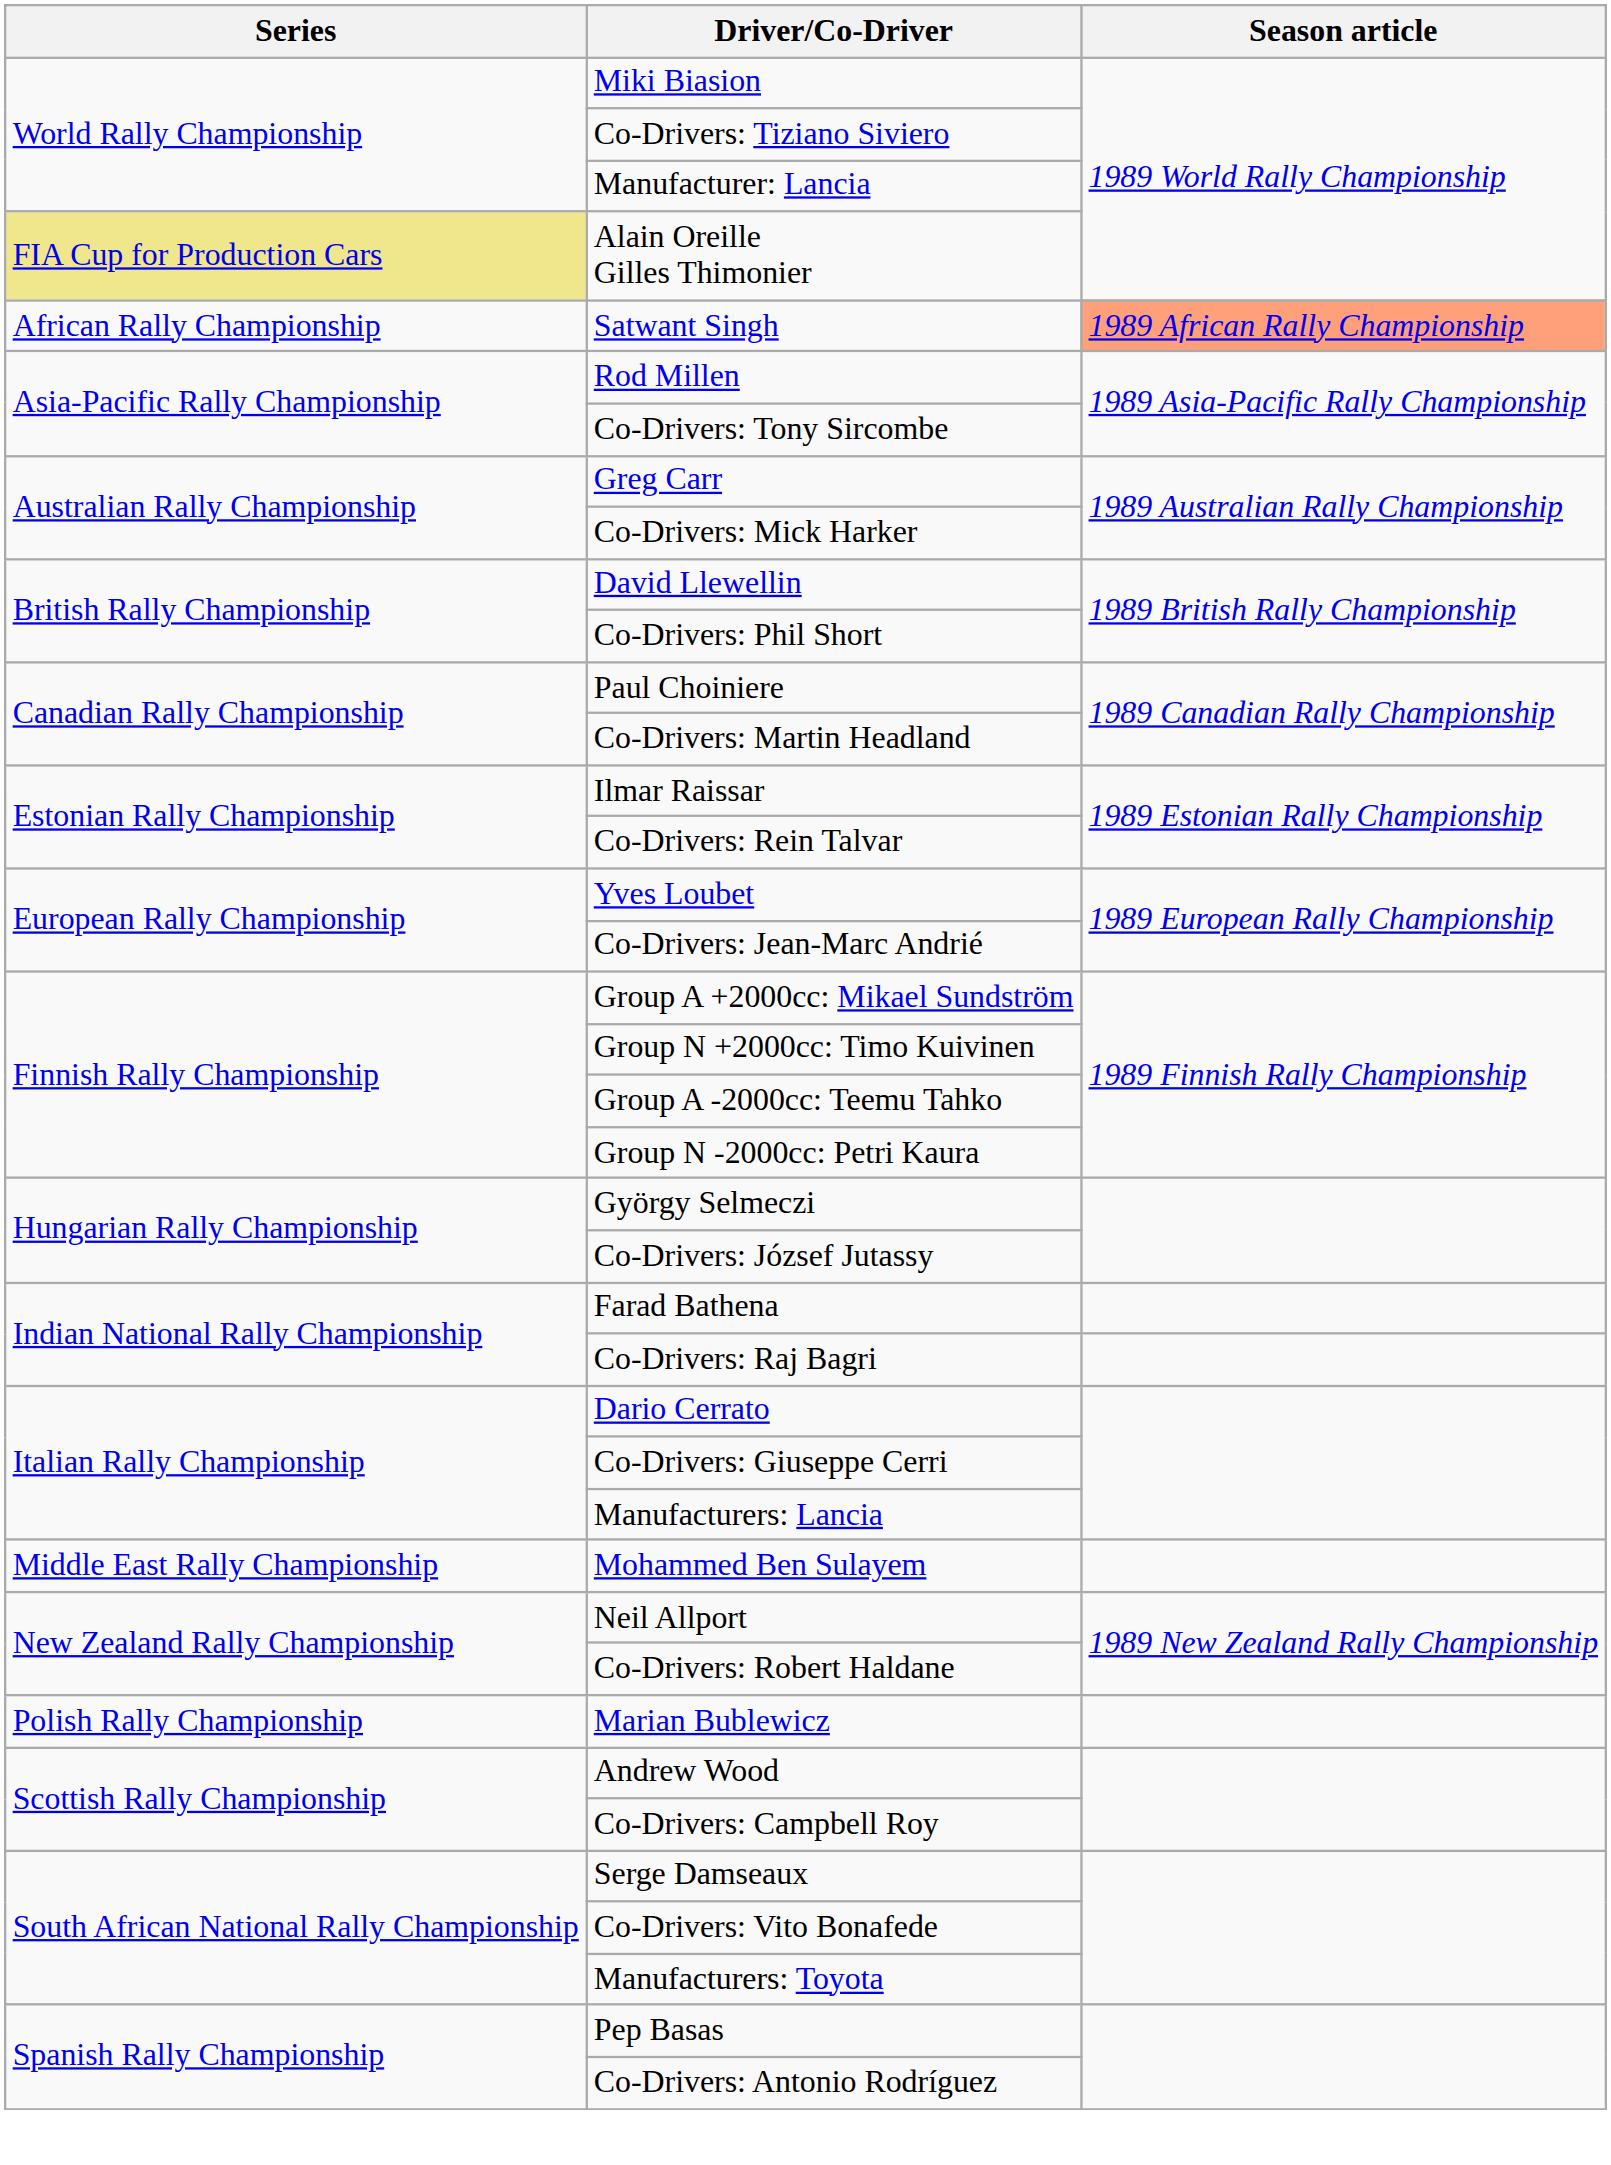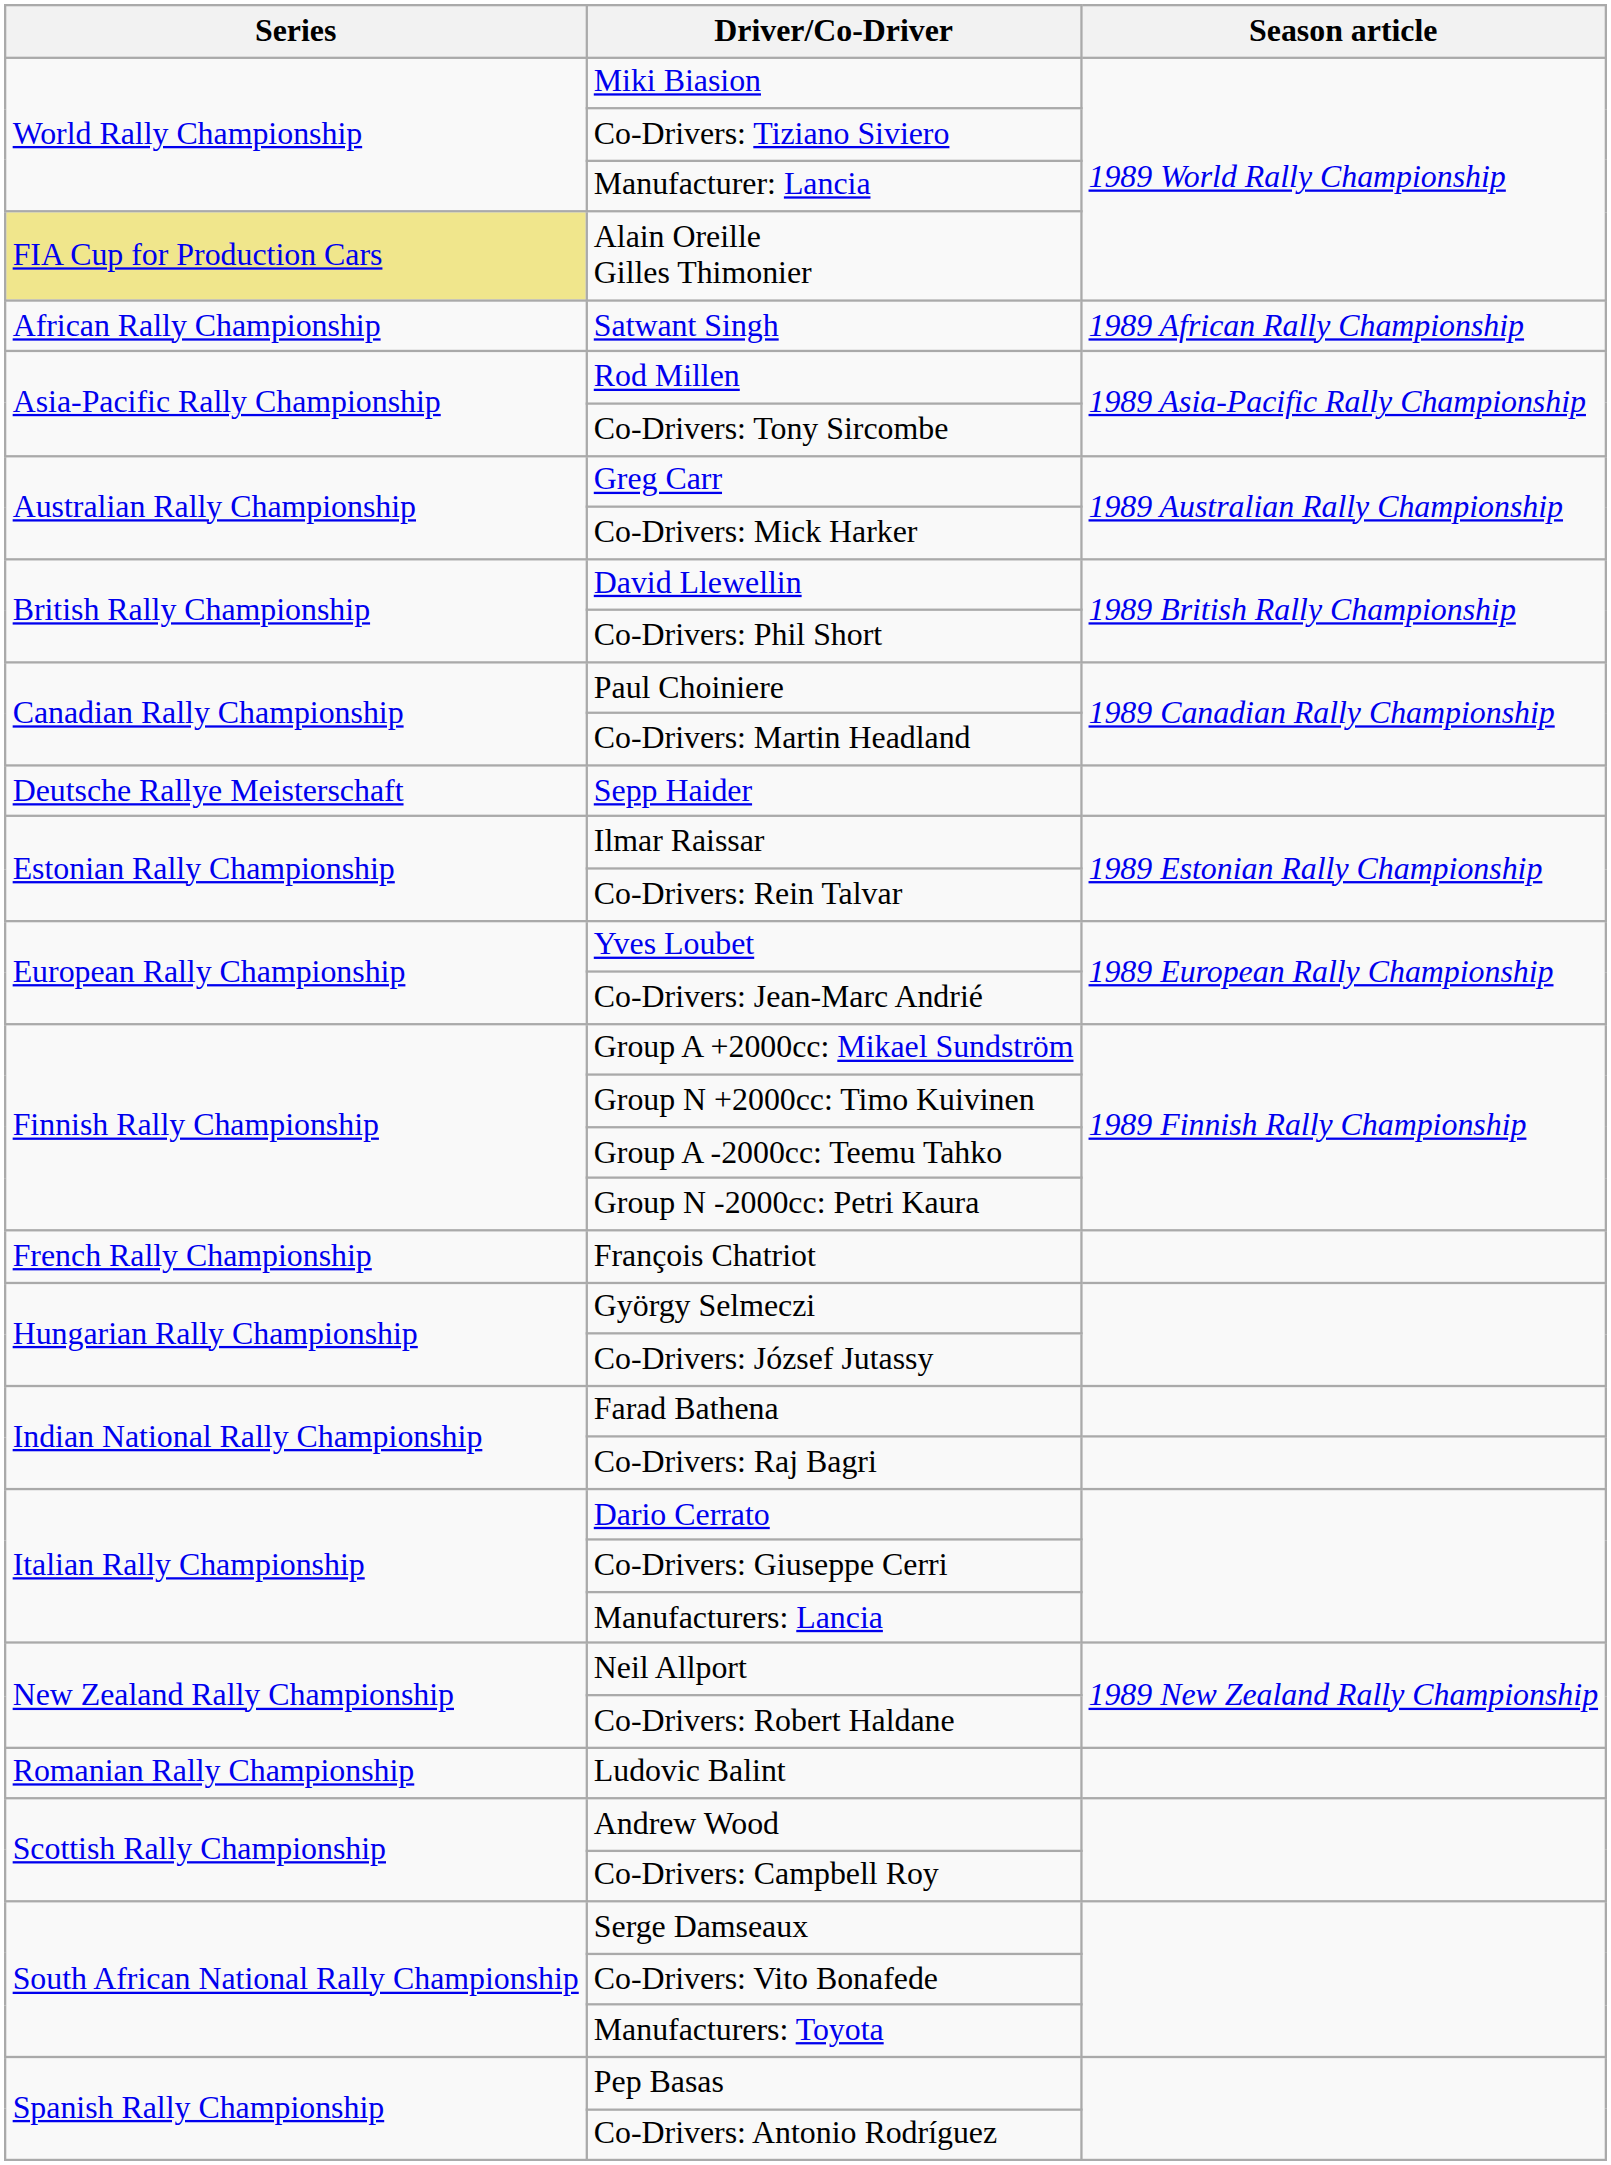(1306, 325) lightsalmon background -> (1306, 325) no background
+ row: (673, 790)
+ row: (705, 1255)
- row: (760, 1565)
- row: (712, 1720)
+ row: (690, 1771)
